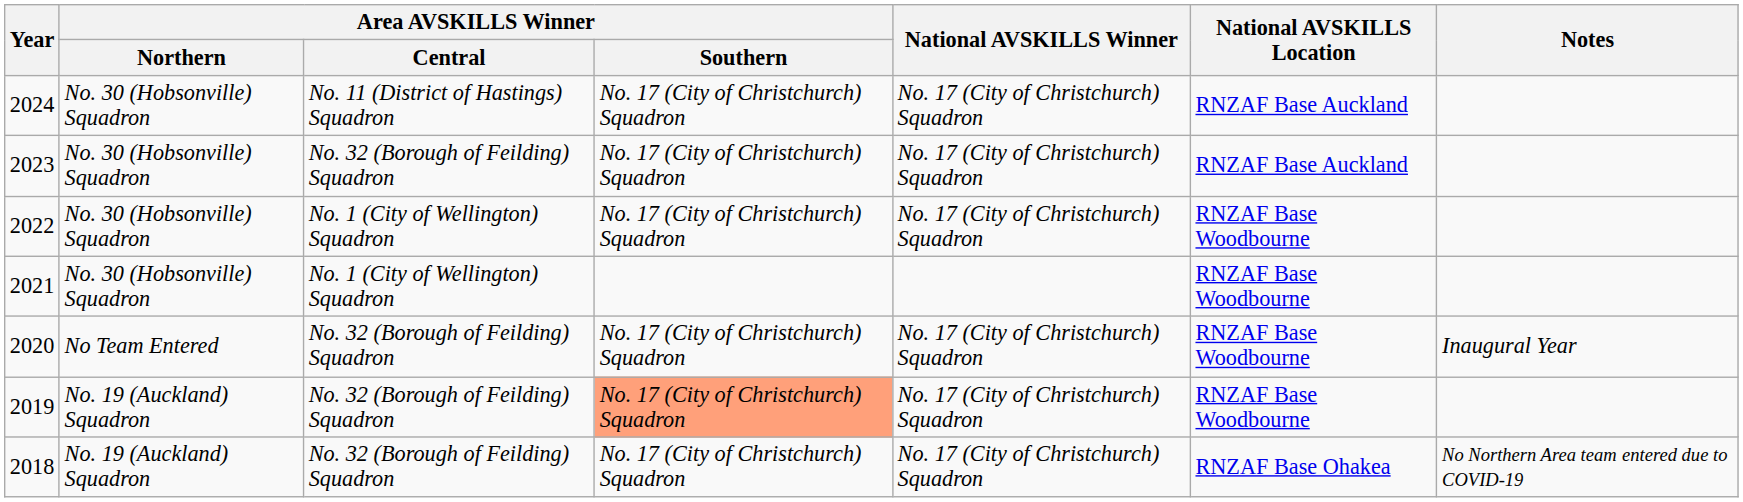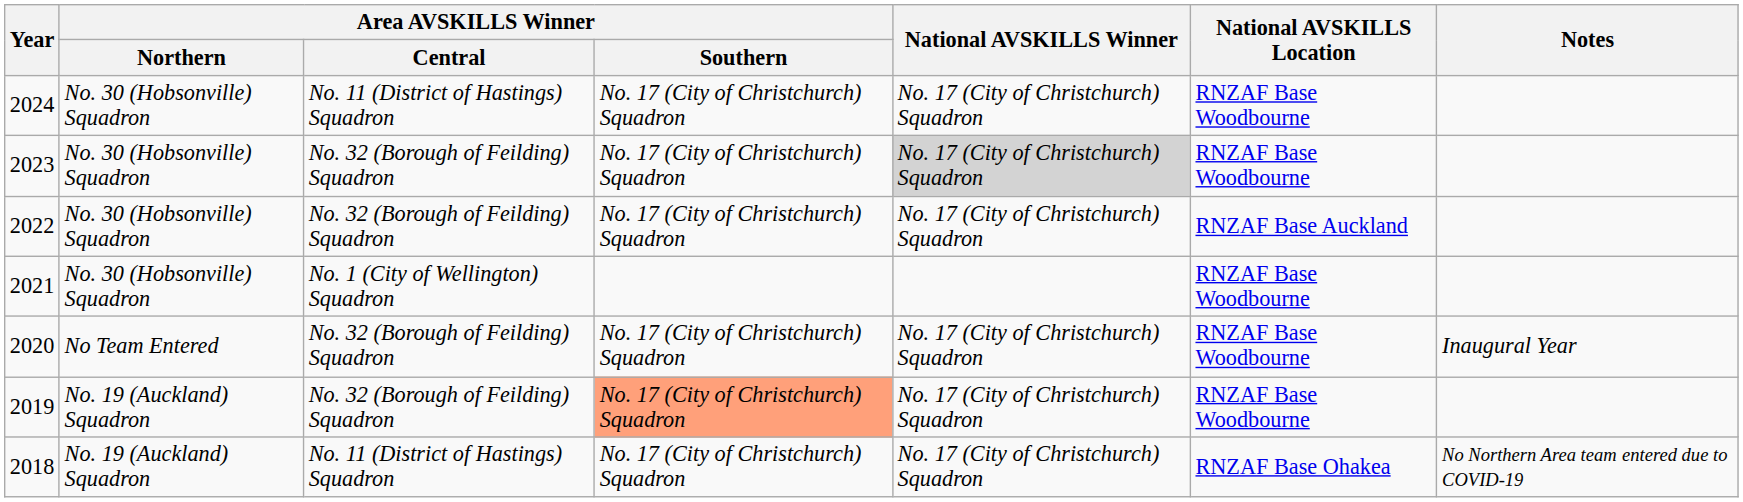(1302, 105) RNZAF Base Auckland -> (1256, 105) RNZAF Base Woodbourne
(1028, 165) no background -> (1028, 165) lightgrey background
(1302, 165) RNZAF Base Auckland -> (1256, 165) RNZAF Base Woodbourne
(423, 225) No. 1 (City of Wellington) Squadron -> (439, 225) No. 32 (Borough of Feilding) Squadron
(1256, 225) RNZAF Base Woodbourne -> (1302, 225) RNZAF Base Auckland
(439, 466) No. 32 (Borough of Feilding) Squadron -> (435, 466) No. 11 (District of Hastings) Squadron
